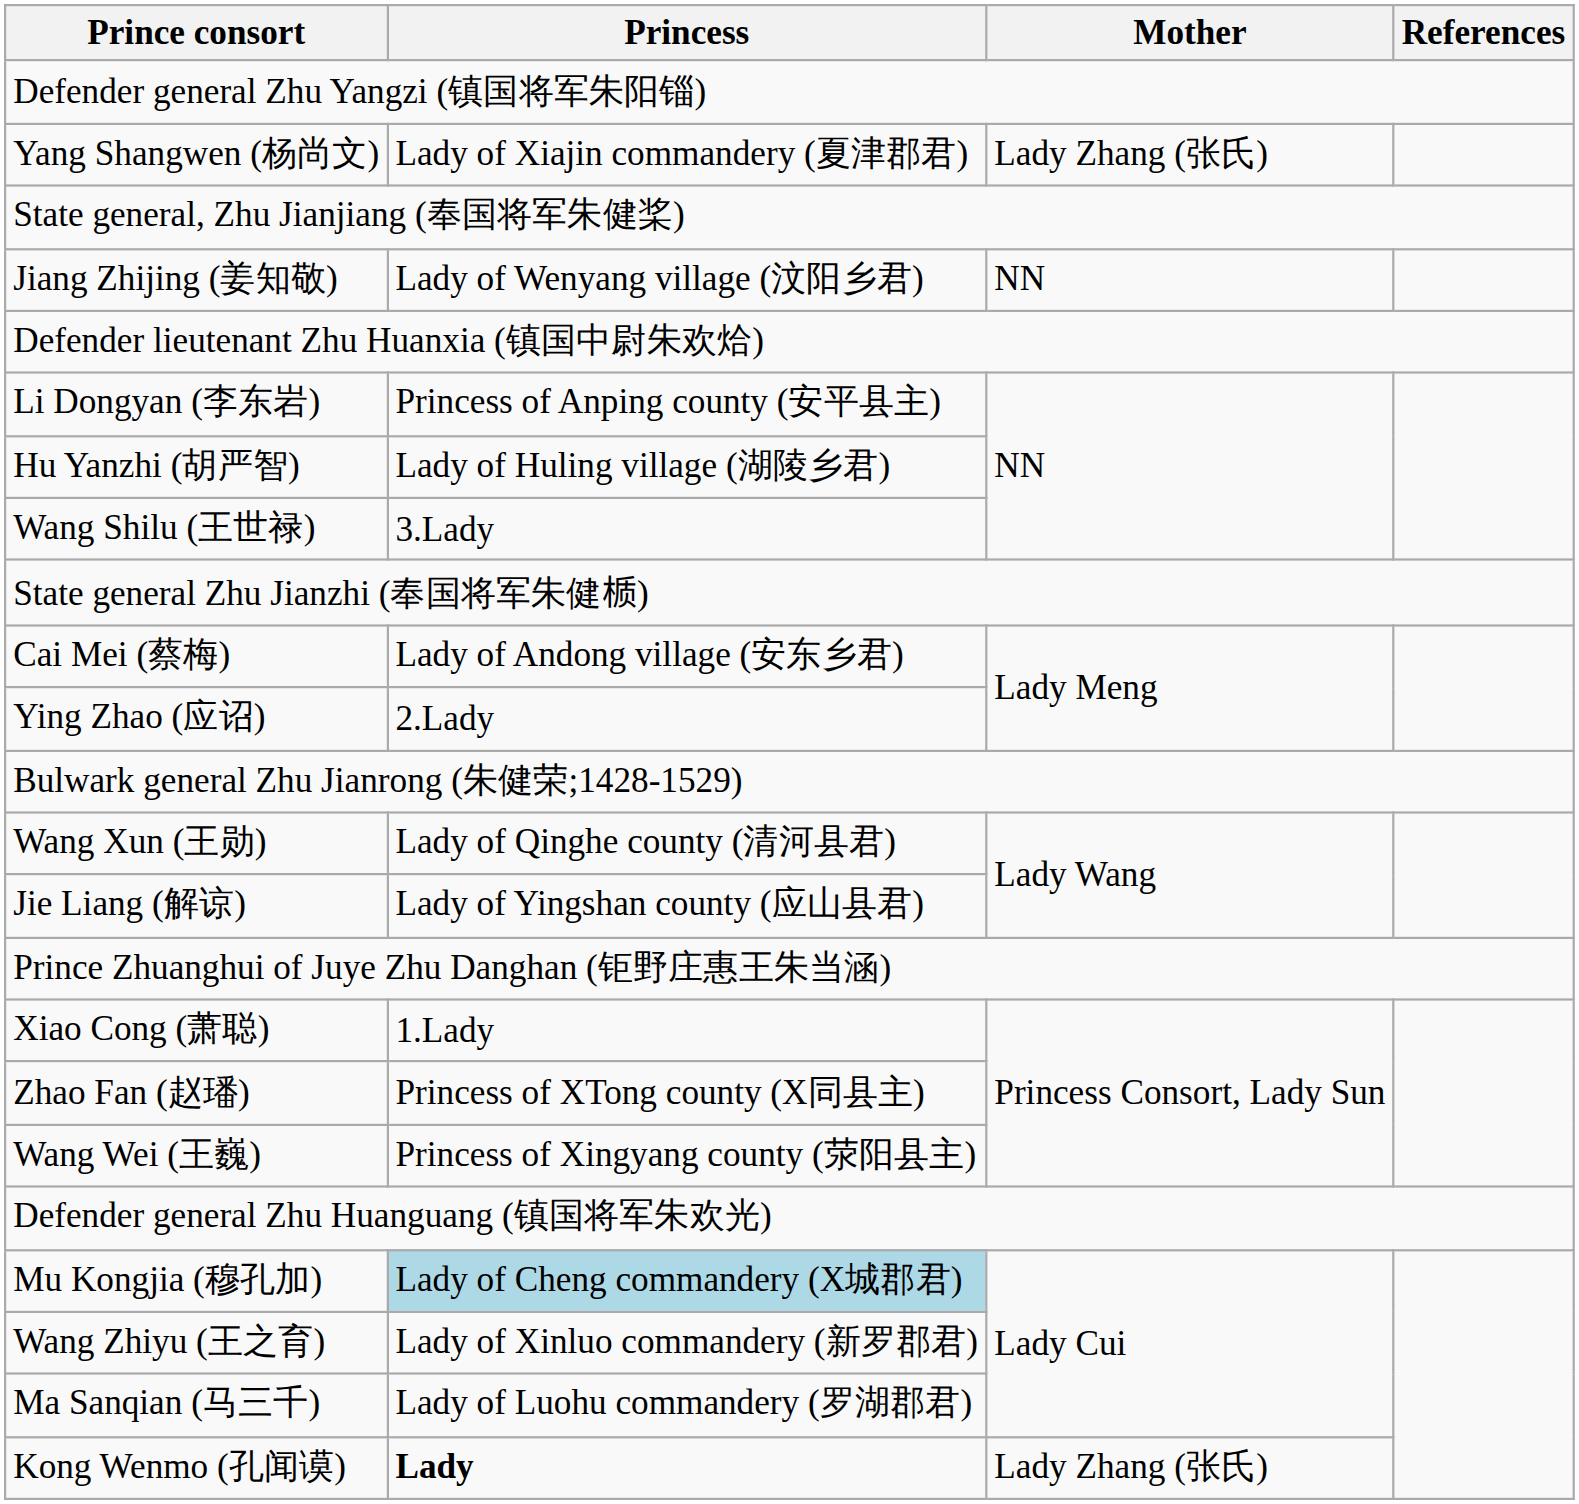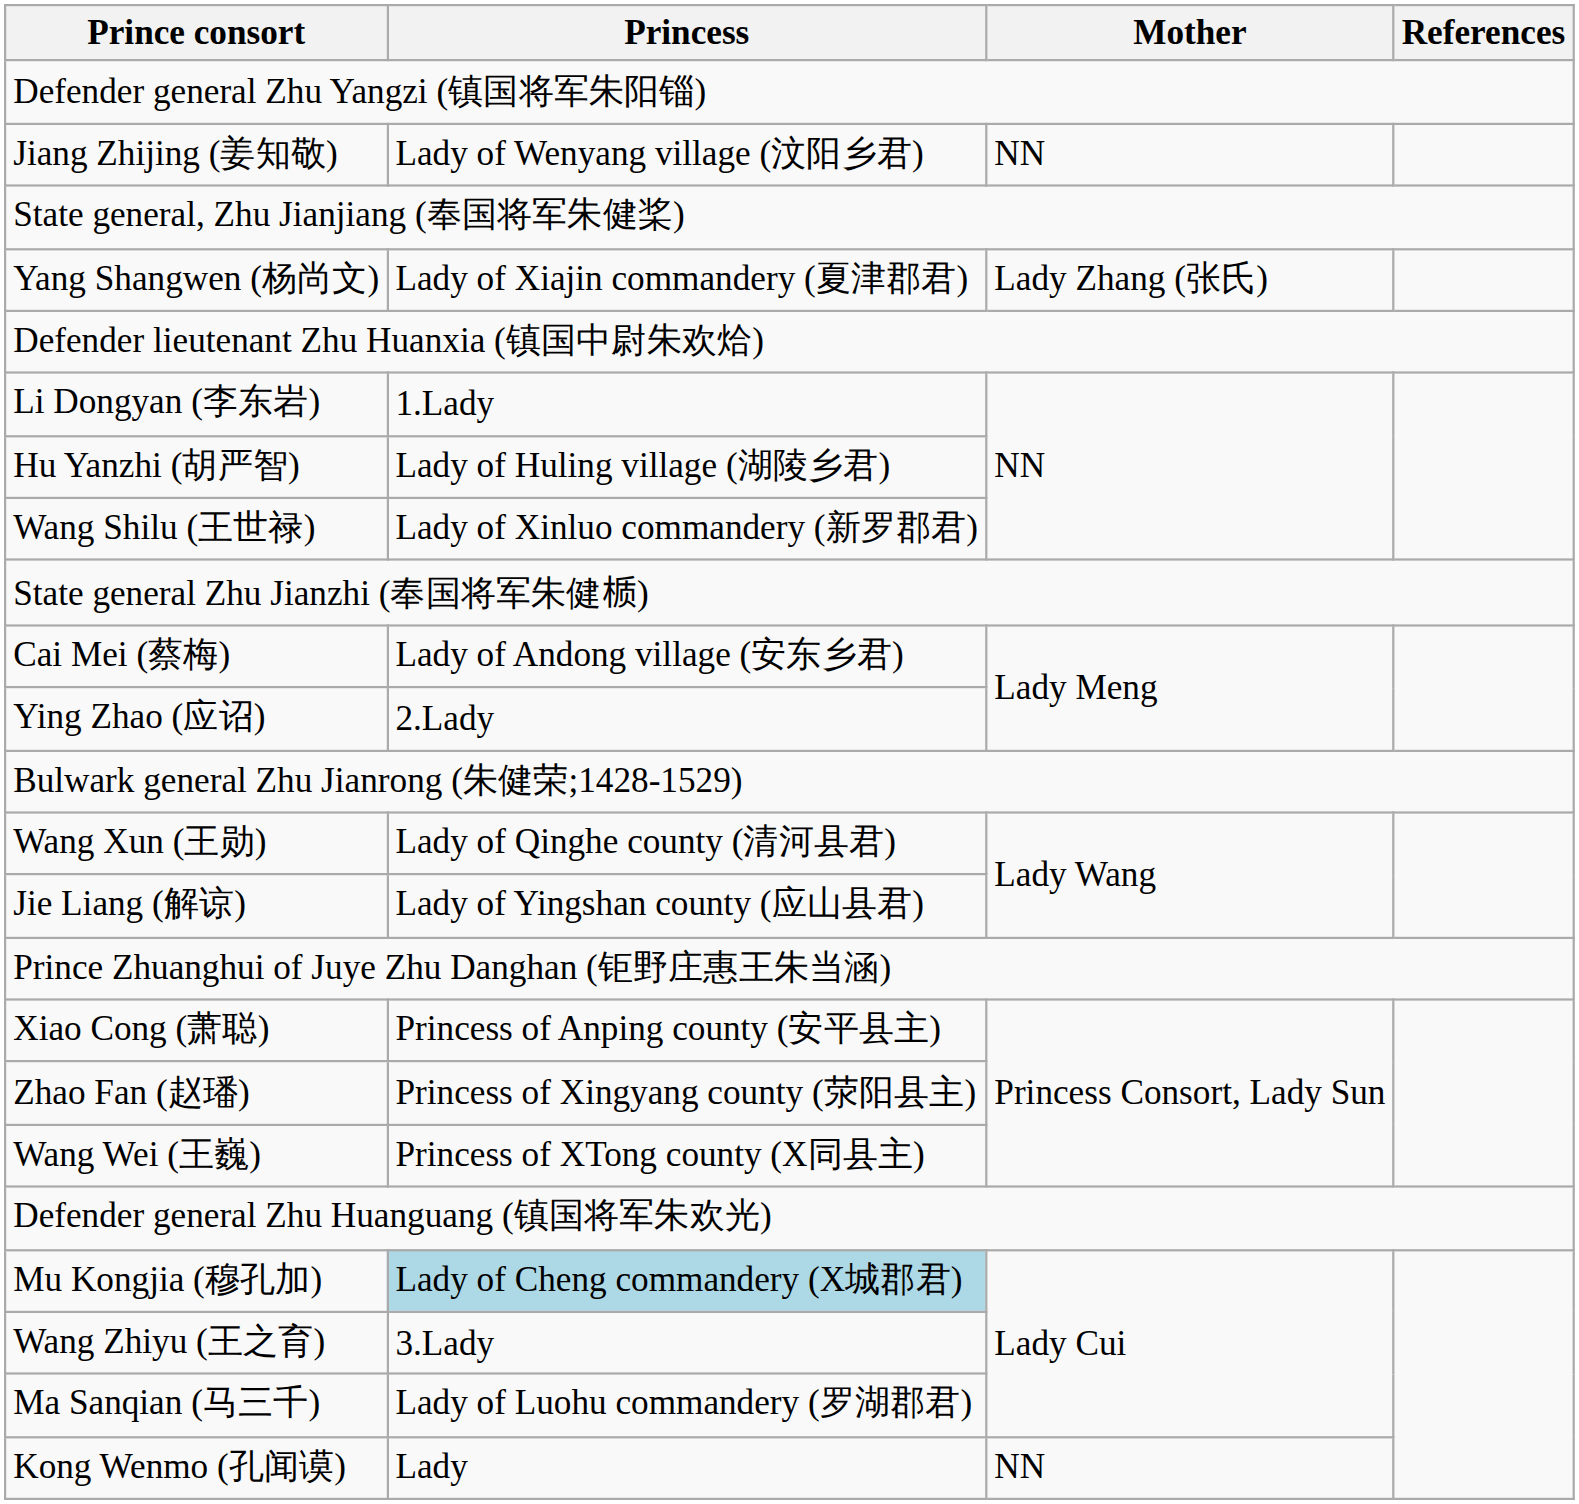rows swapped: (196, 152) <-> (176, 277)
(668, 402) Princess of Anping county (安平县主) -> (445, 403) 1.Lady
(445, 528) 3.Lady -> (687, 527) Lady of Xinluo commandery (新罗郡君)
(445, 1030) 1.Lady -> (668, 1029) Princess of Anping county (安平县主)
(660, 1091) Princess of XTong county (X同县主) -> (686, 1091) Princess of Xingyang county (荥阳县主)
(686, 1153) Princess of Xingyang county (荥阳县主) -> (660, 1153) Princess of XTong county (X同县主)
(687, 1341) Lady of Xinluo commandery (新罗郡君) -> (445, 1342) 3.Lady
(435, 1467) bold -> (432, 1467) normal
(1131, 1465) Lady Zhang (张氏) -> (1020, 1467) NN
